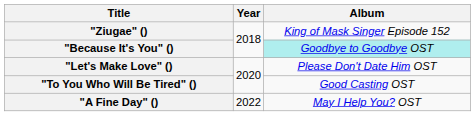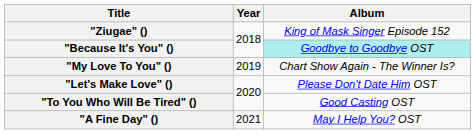+ row: (119, 66)
(249, 102) 2022 -> (249, 119) 2021
